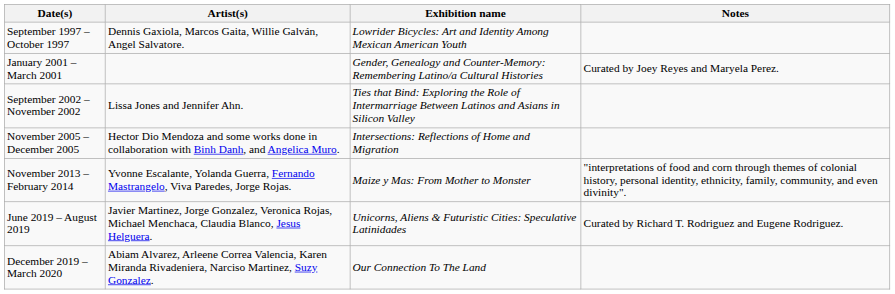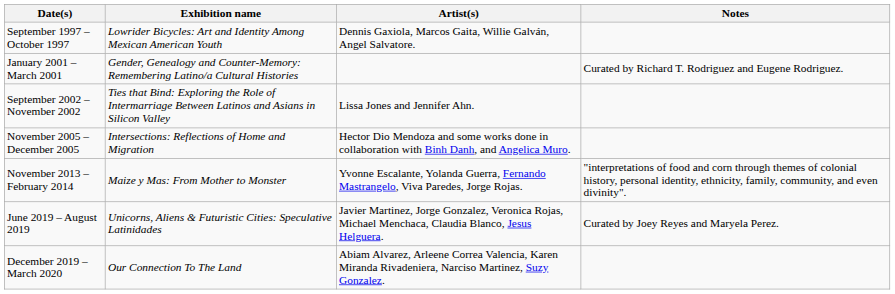columns swapped: (465, 13) <-> (228, 13)
(681, 68) Curated by Joey Reyes and Maryela Perez. -> (714, 68) Curated by Richard T. Rodriguez and Eugene Rodriguez.
(714, 223) Curated by Richard T. Rodriguez and Eugene Rodriguez. -> (681, 223) Curated by Joey Reyes and Maryela Perez.
